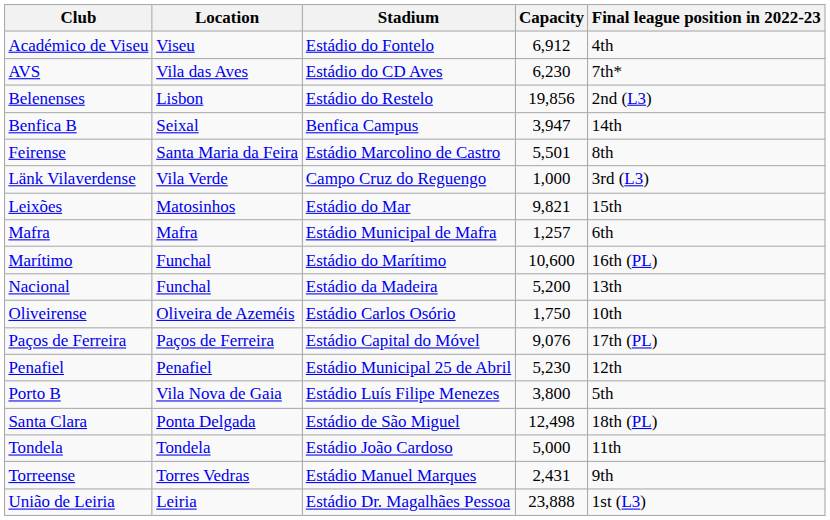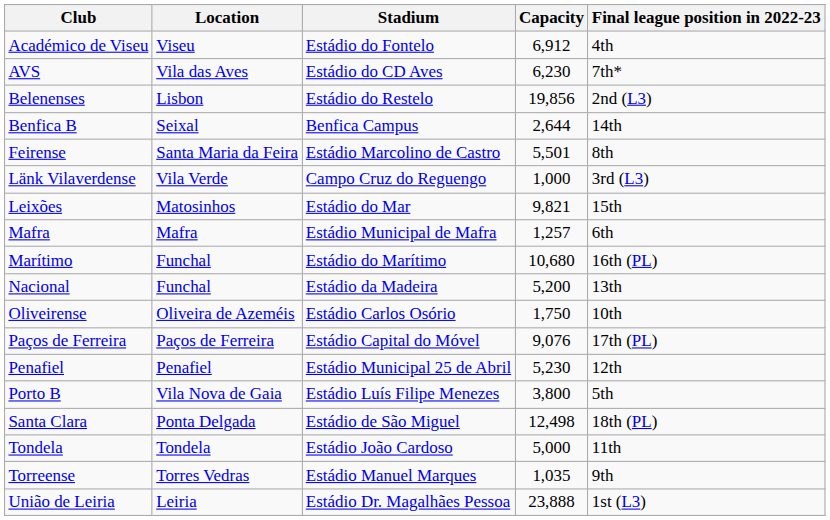(551, 125) 3,947 -> (551, 125) 2,644
(551, 260) 10,600 -> (551, 260) 10,680
(551, 475) 2,431 -> (551, 475) 1,035
